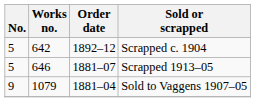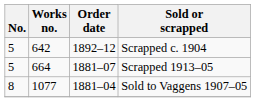(41, 67) 646 -> (41, 67) 664
(11, 86) 9 -> (11, 86) 8
(44, 86) 1079 -> (44, 86) 1077
